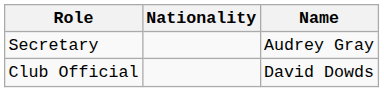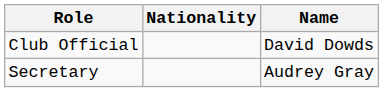rows swapped: (54, 45) <-> (74, 72)
